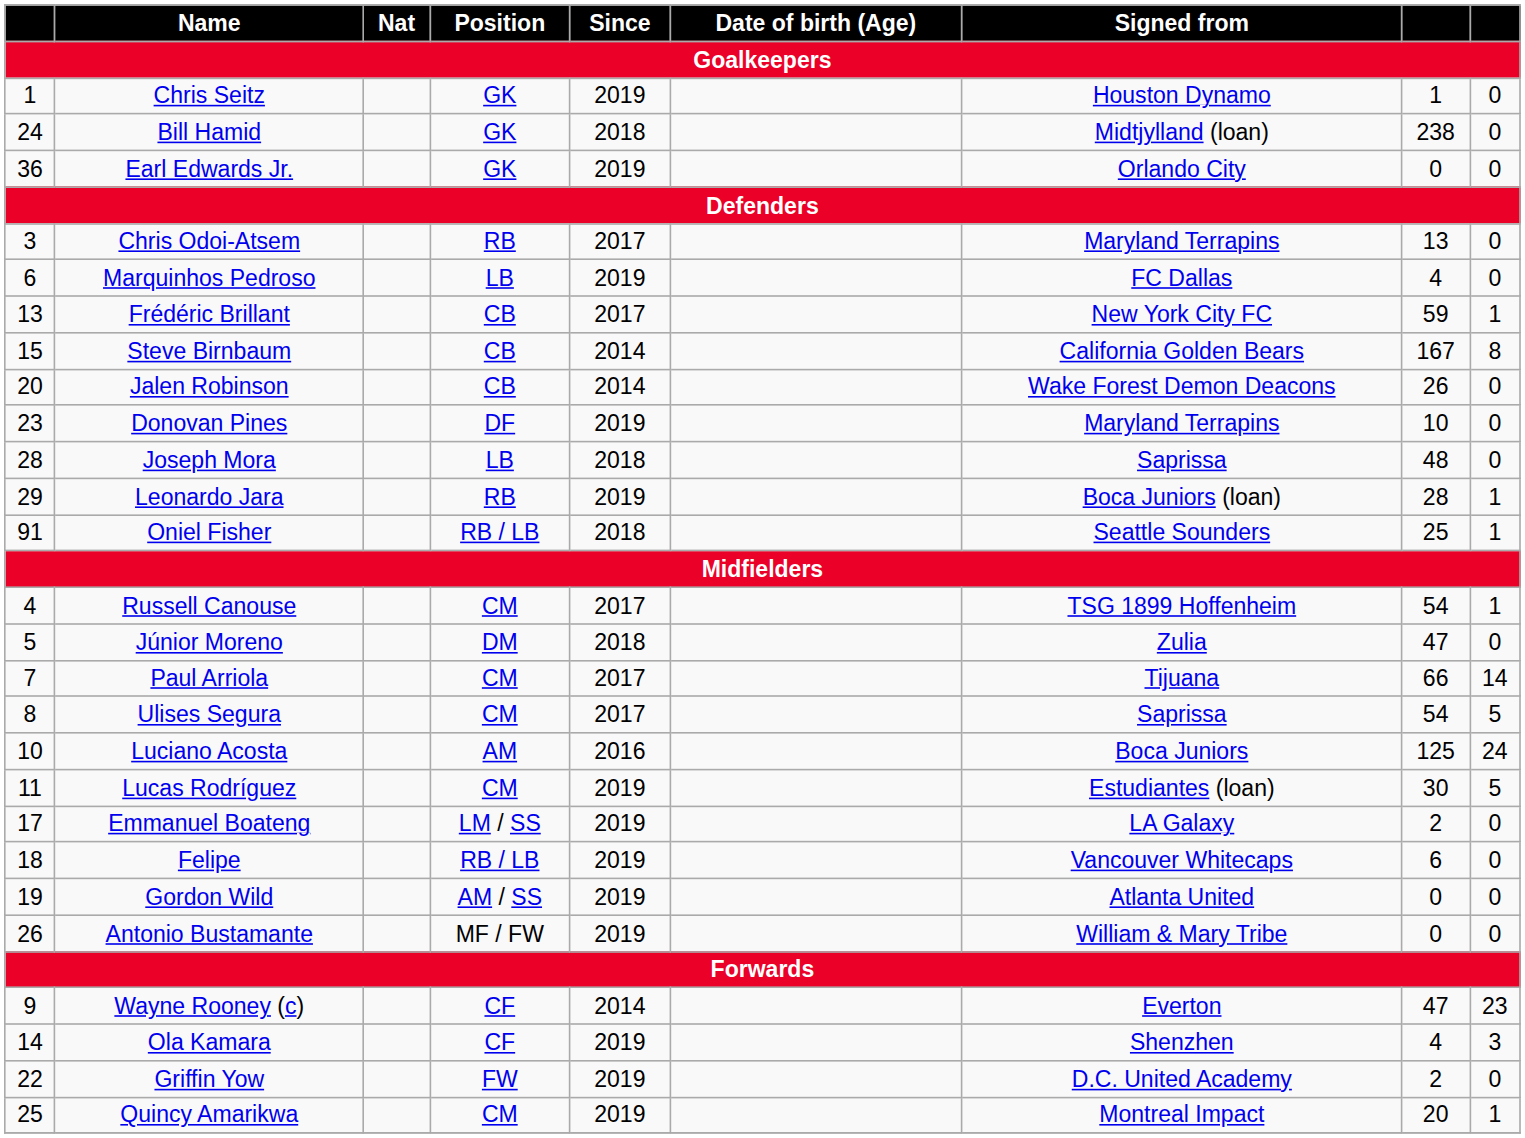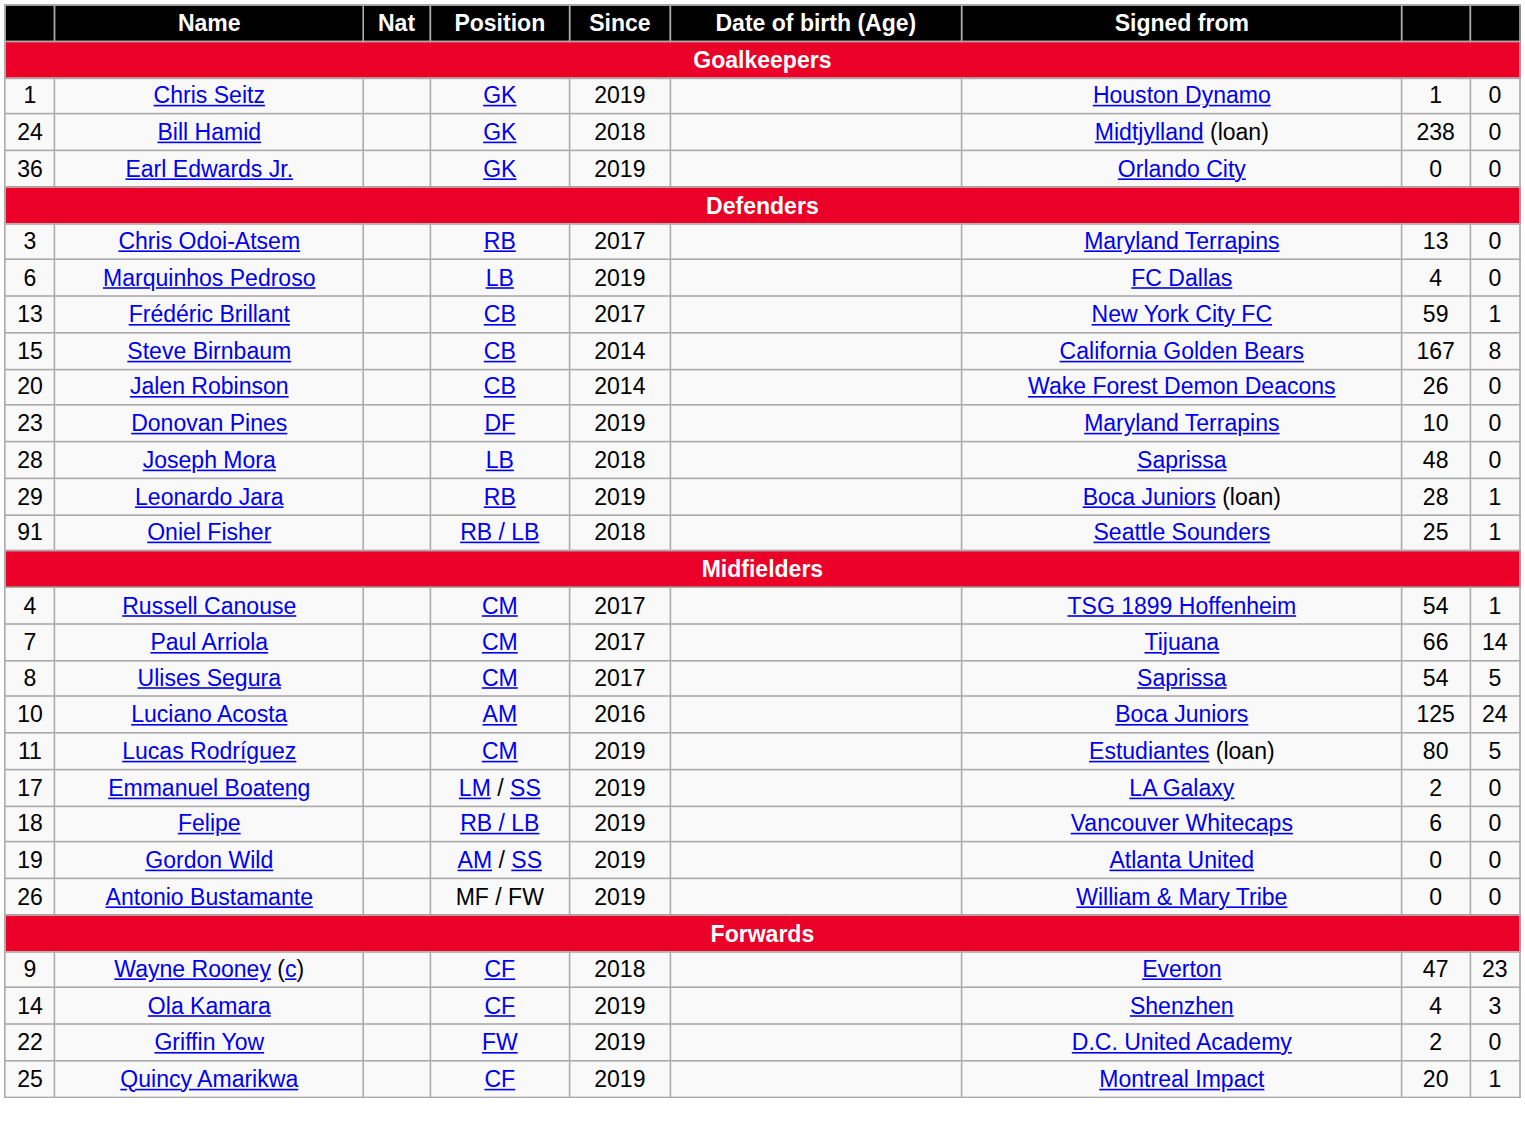- row: (209, 642)
(1436, 788) 30 -> (1436, 751) 80
(620, 1006) 2014 -> (620, 970) 2018
(500, 1115) CM -> (500, 1079) CF
